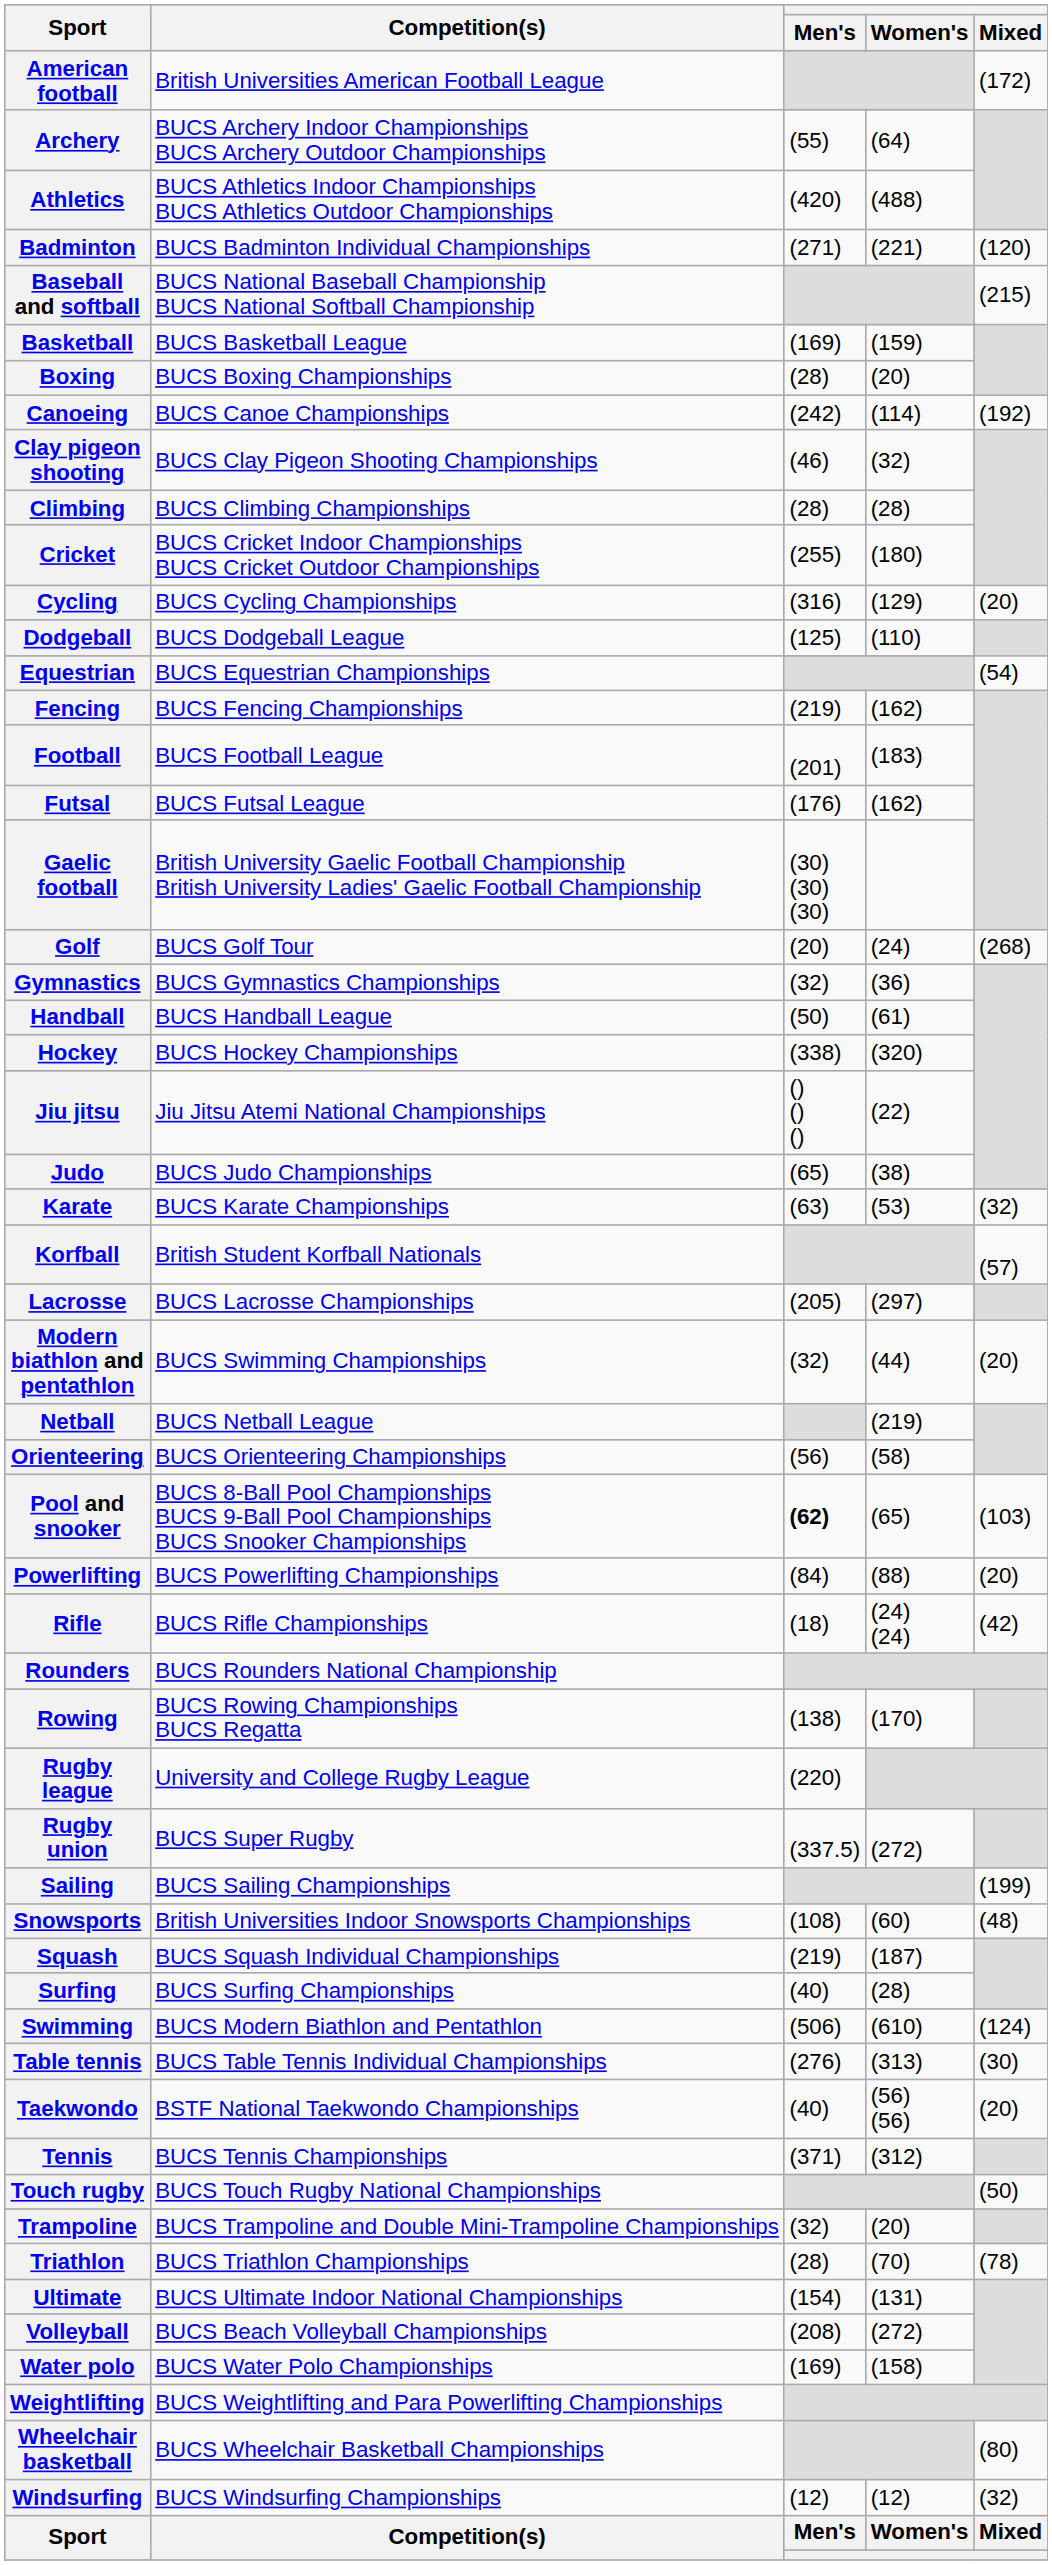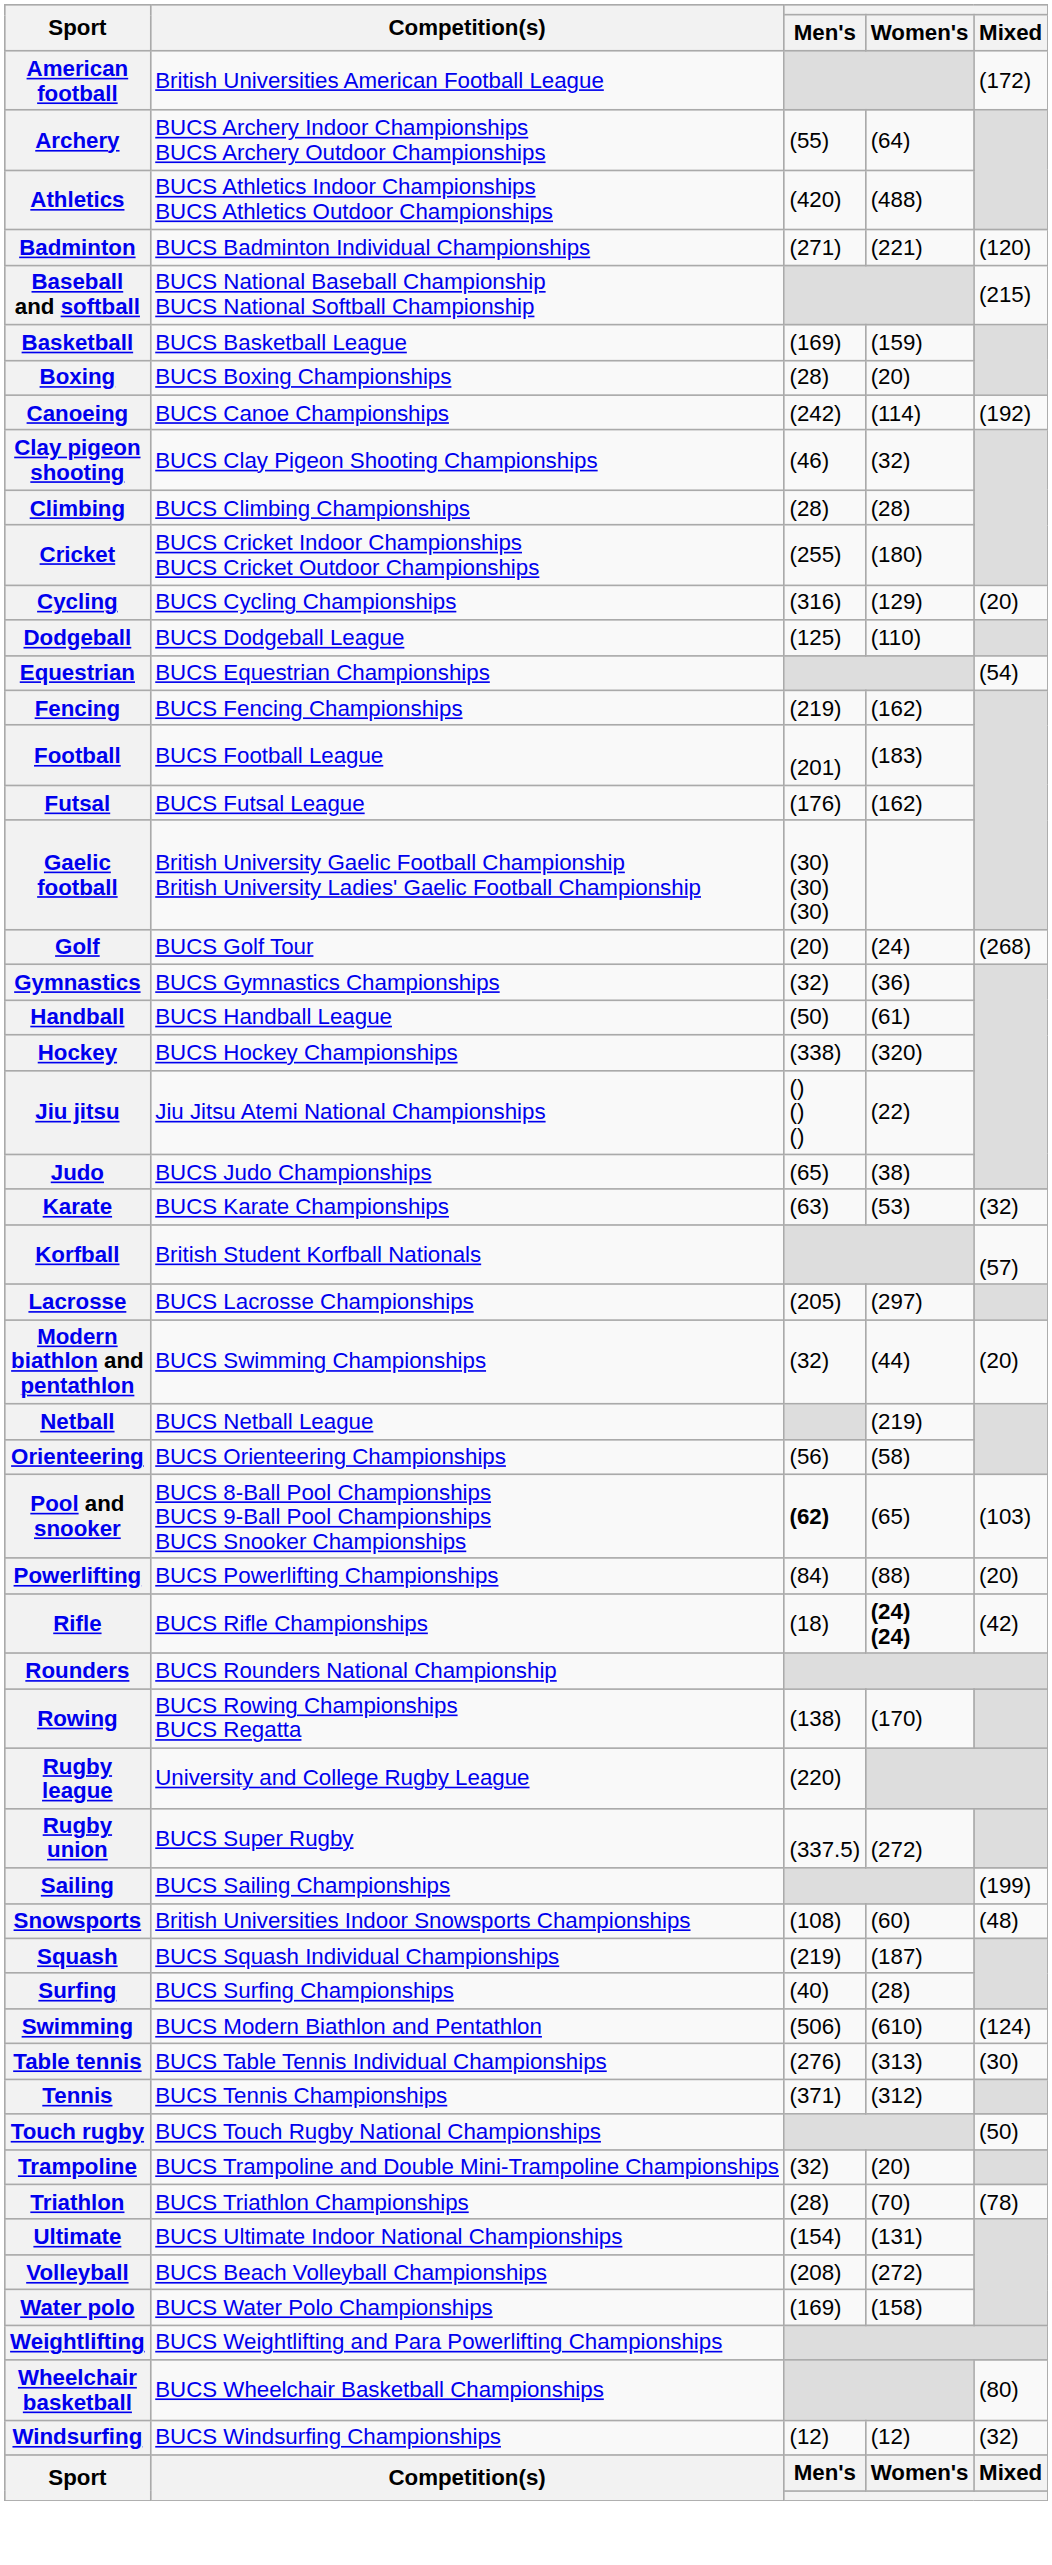(891, 1623) normal -> (891, 1623) bold
- row: (77, 2108)
